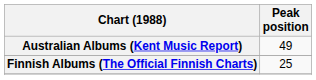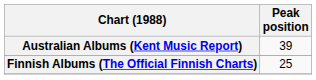(286, 45) 49 -> (286, 45) 39
